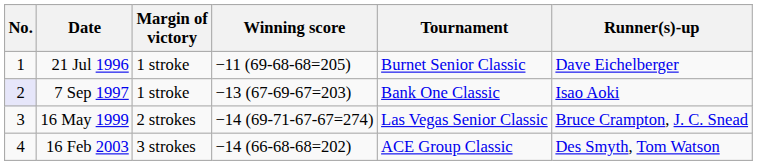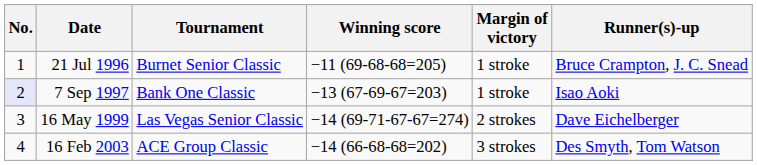columns swapped: (464, 28) <-> (172, 28)
(617, 65) Dave Eichelberger -> (652, 65) Bruce Crampton, J. C. Snead
(652, 119) Bruce Crampton, J. C. Snead -> (617, 119) Dave Eichelberger
